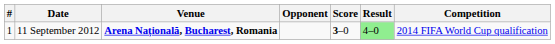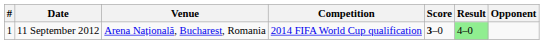columns swapped: (305, 13) <-> (472, 13)
(191, 31) bold -> (185, 31) normal
